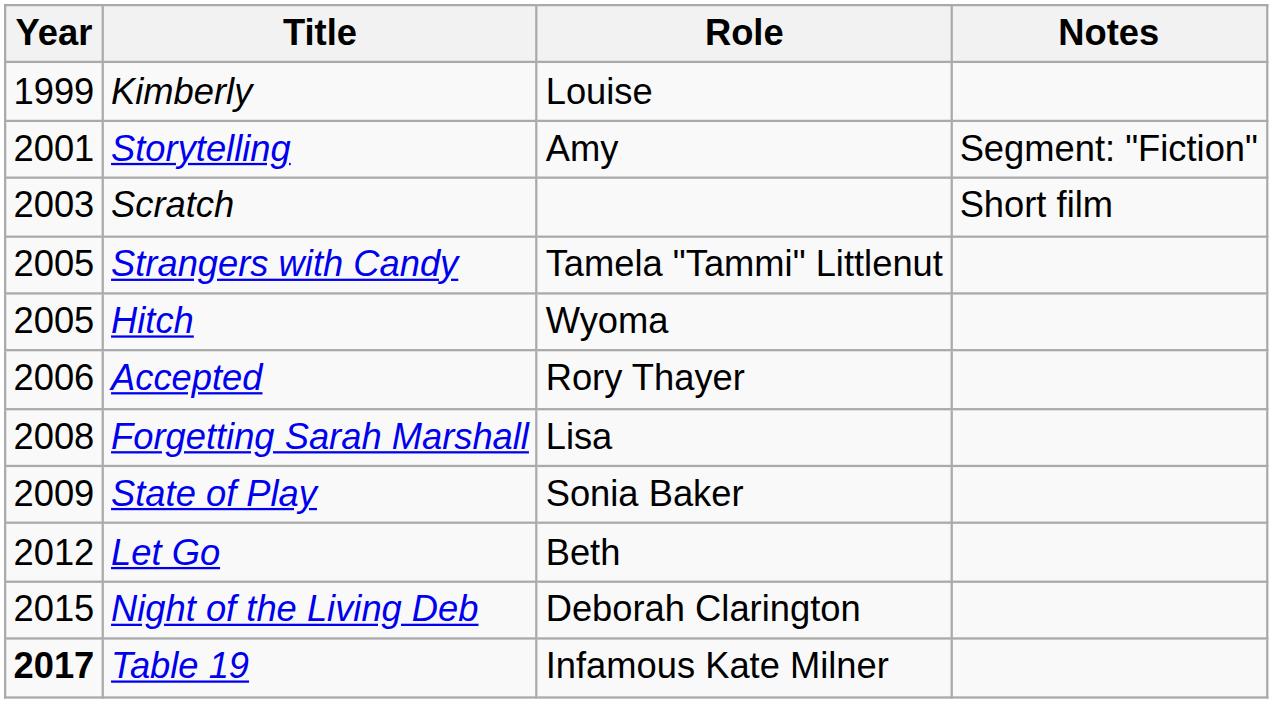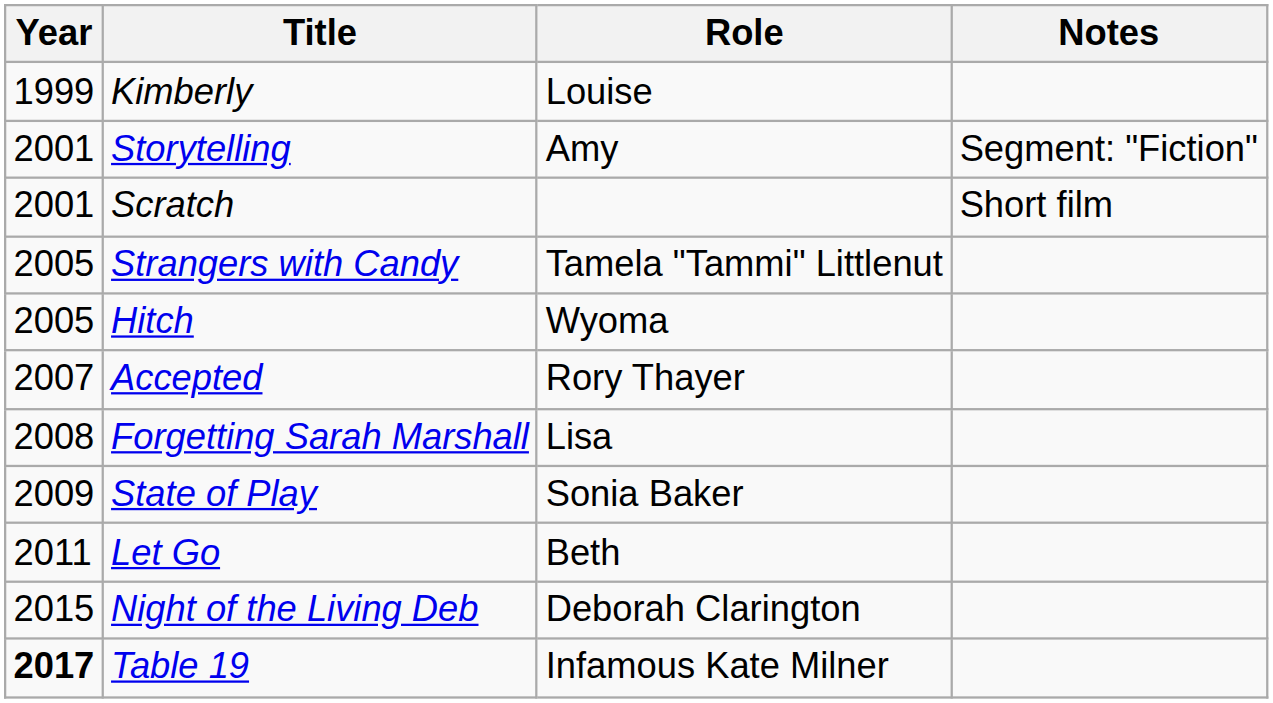(54, 206) 2003 -> (54, 206) 2001
(54, 378) 2006 -> (54, 378) 2007
(54, 551) 2012 -> (53, 551) 2011
